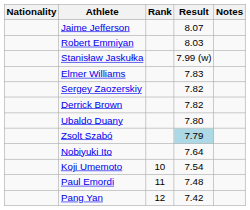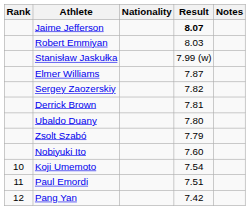columns swapped: (160, 12) <-> (32, 12)
(194, 27) normal -> (194, 27) bold
(194, 74) 7.83 -> (194, 74) 7.87
(194, 105) 7.82 -> (194, 105) 7.81
(194, 136) lightblue background -> (194, 136) no background
(194, 151) 7.64 -> (194, 151) 7.60
(194, 182) 7.48 -> (194, 182) 7.51
